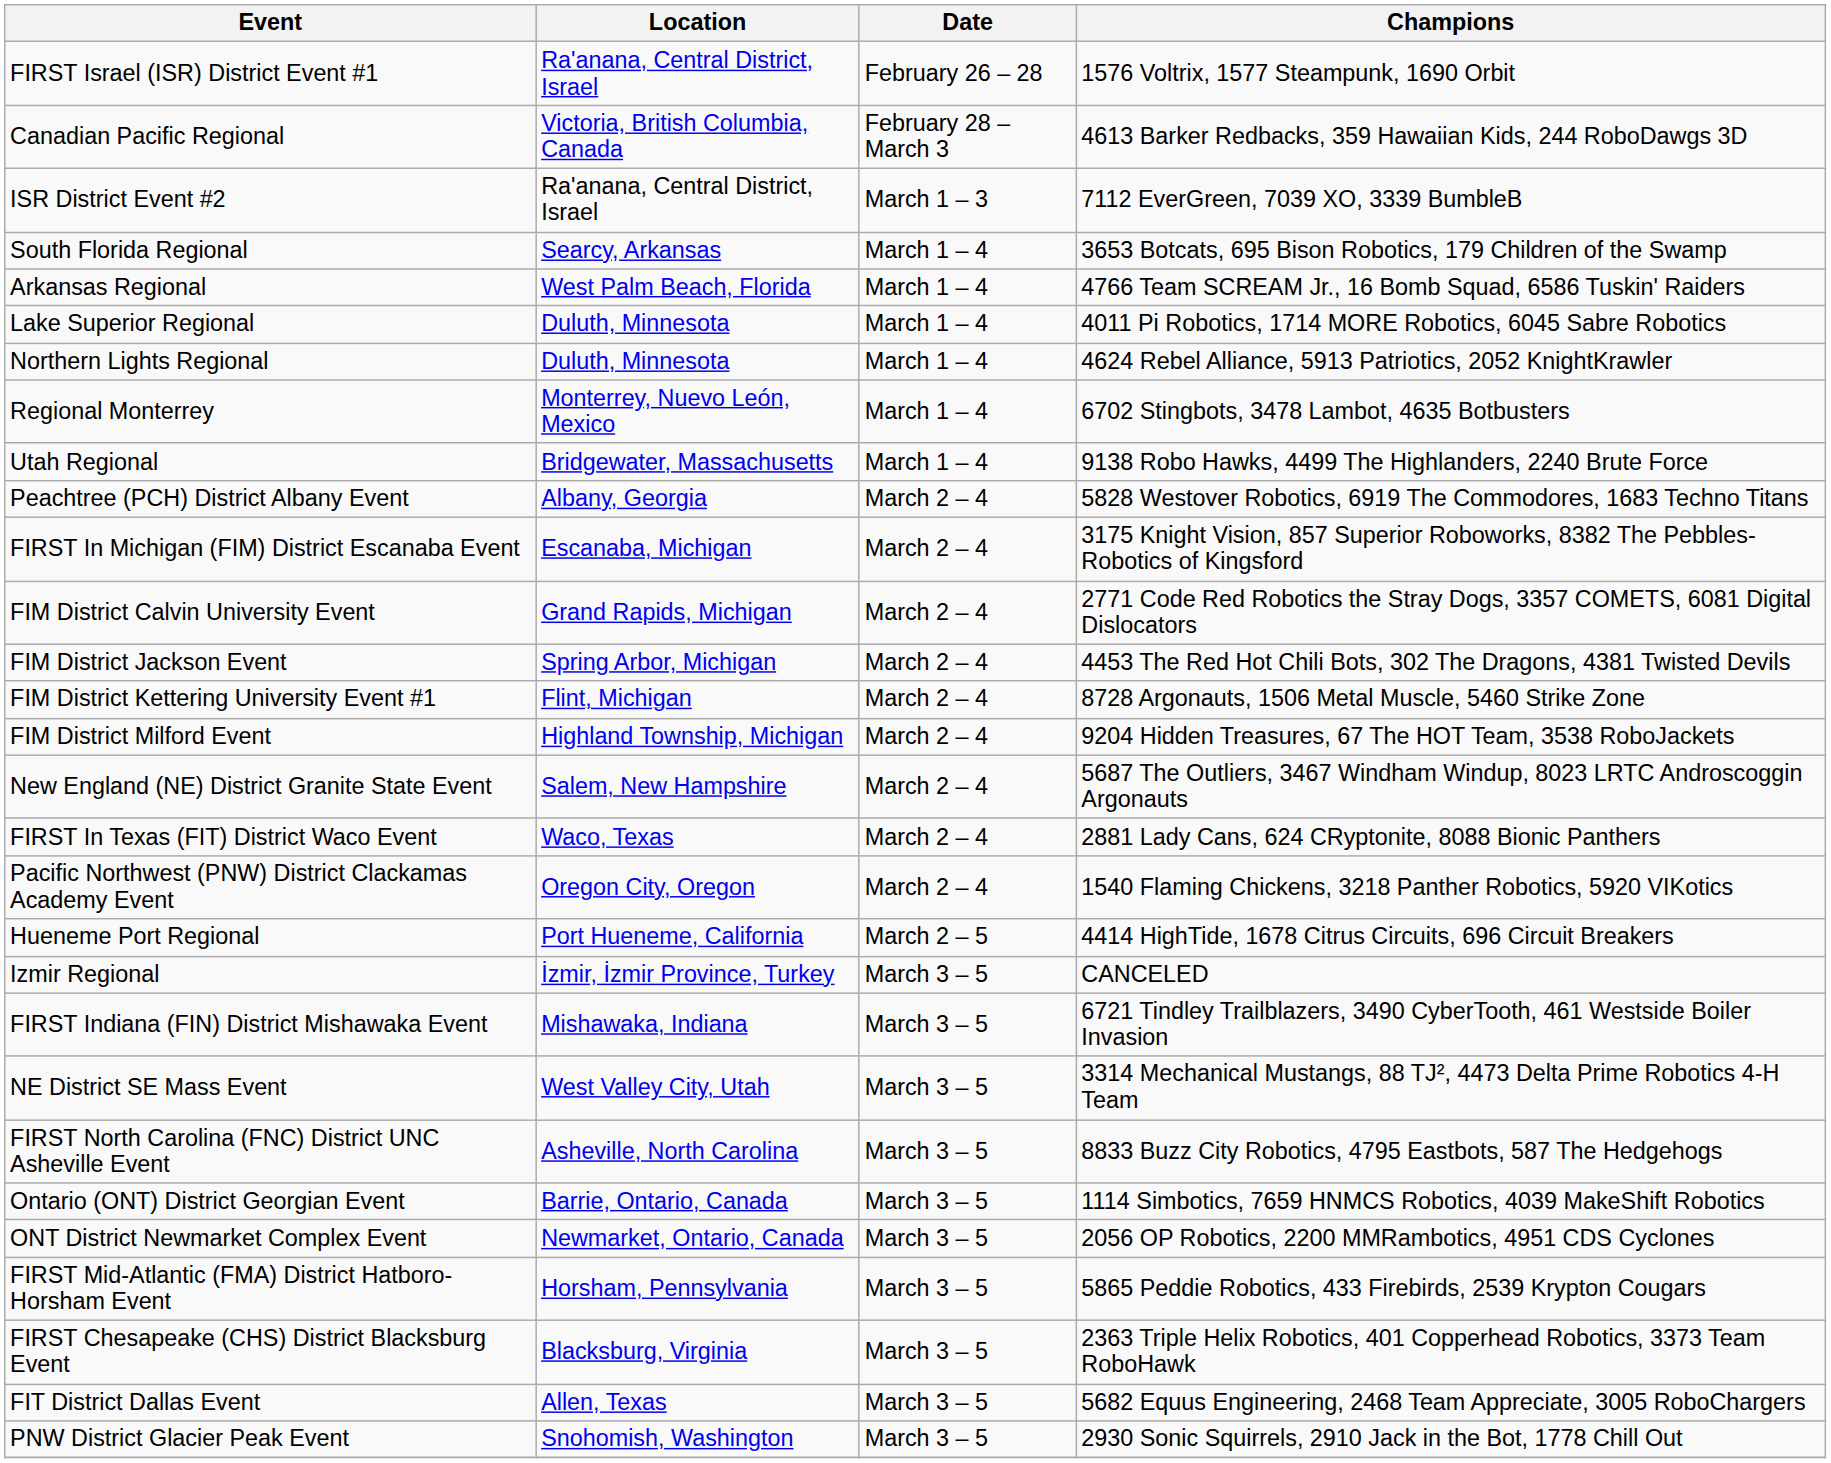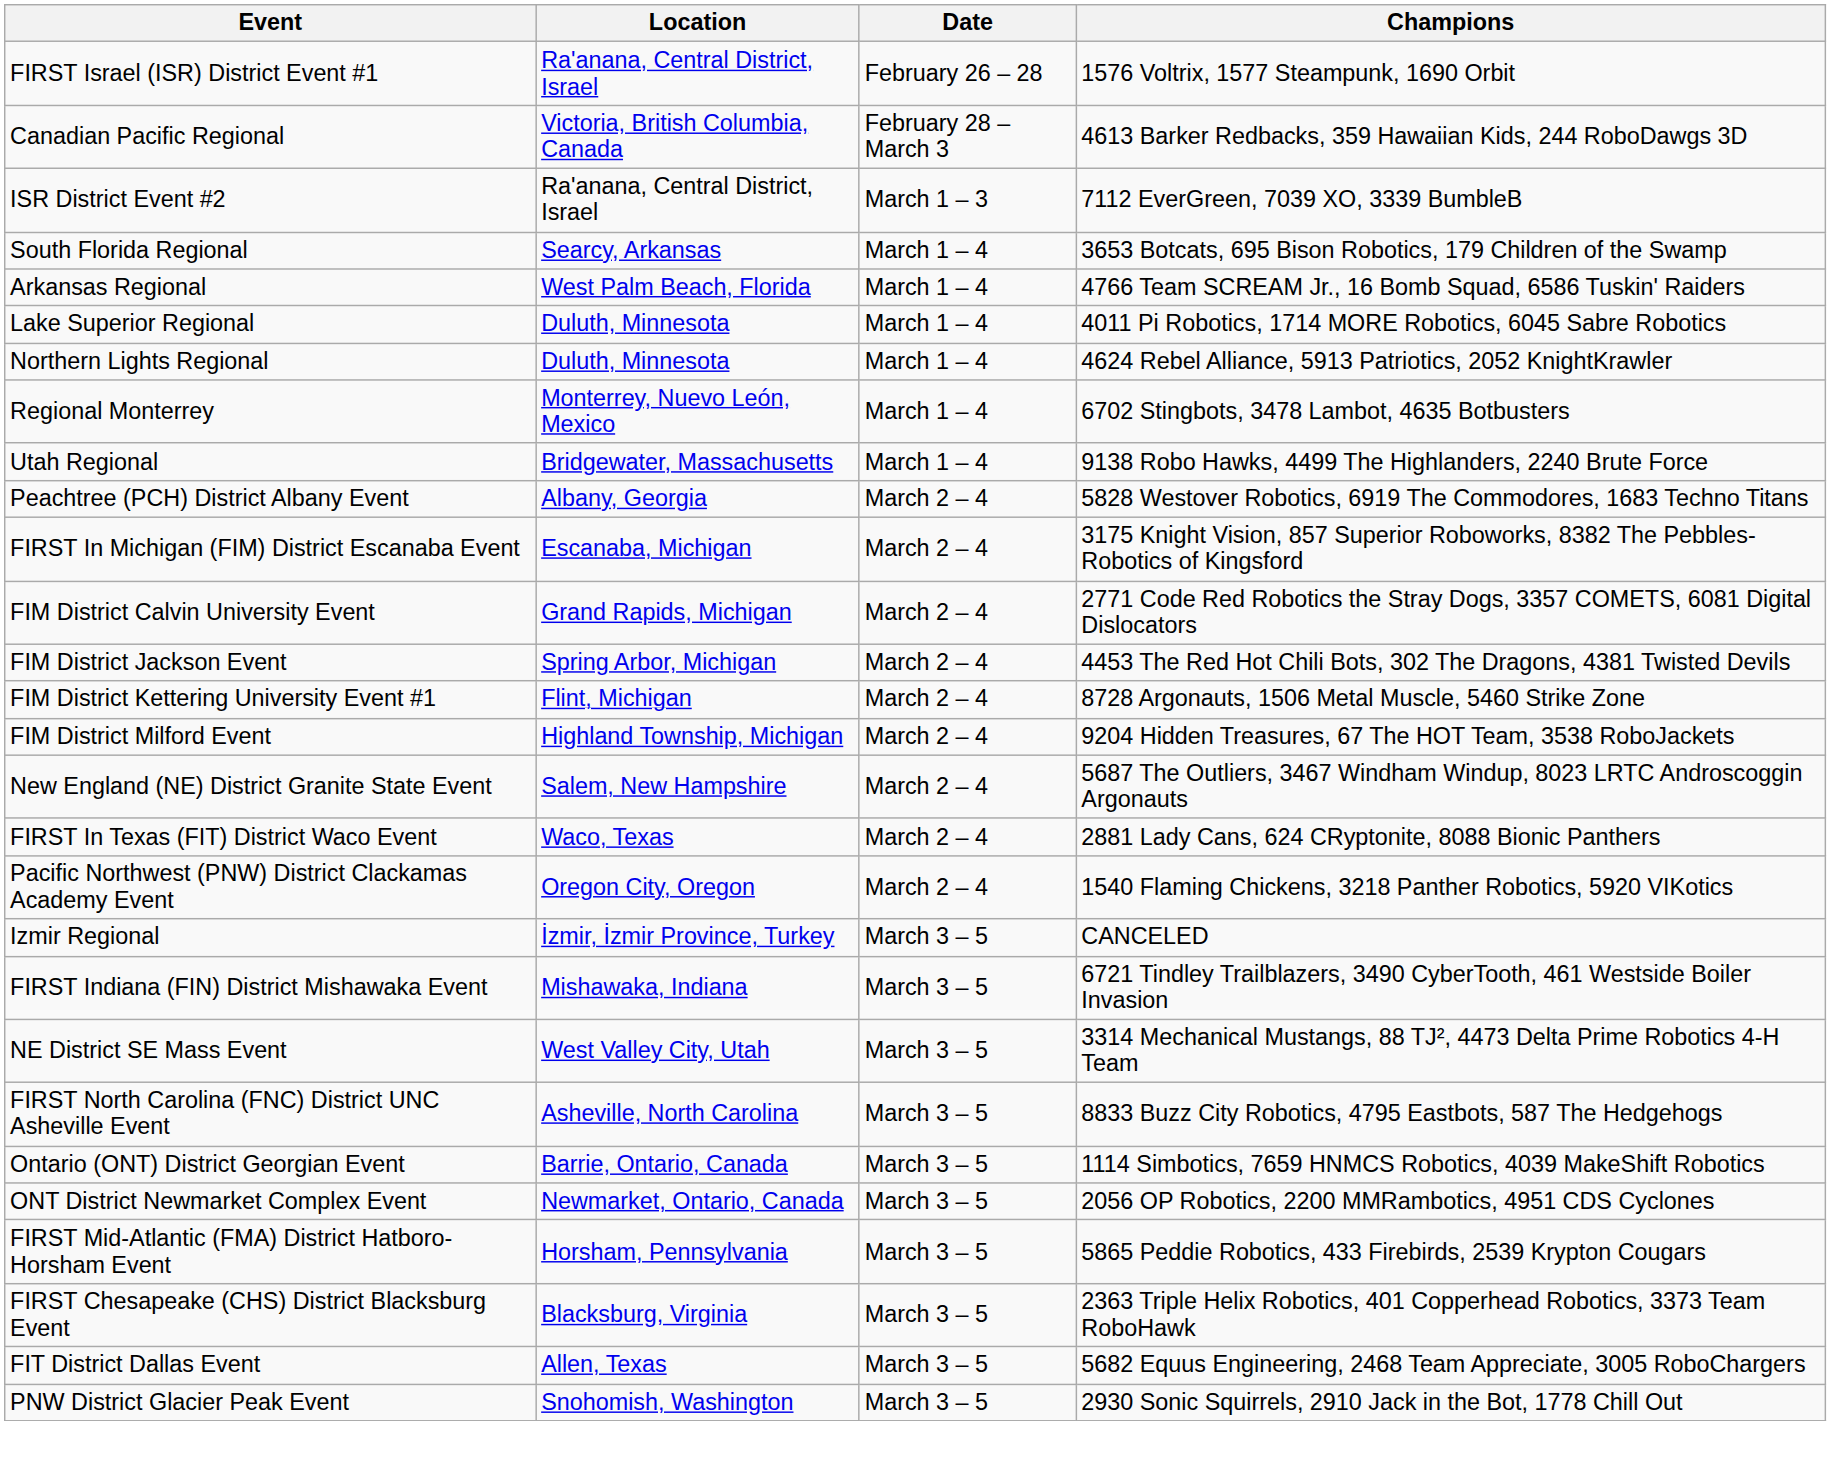- row: (135, 937)
